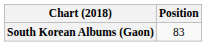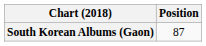(179, 31) 83 -> (179, 31) 87
